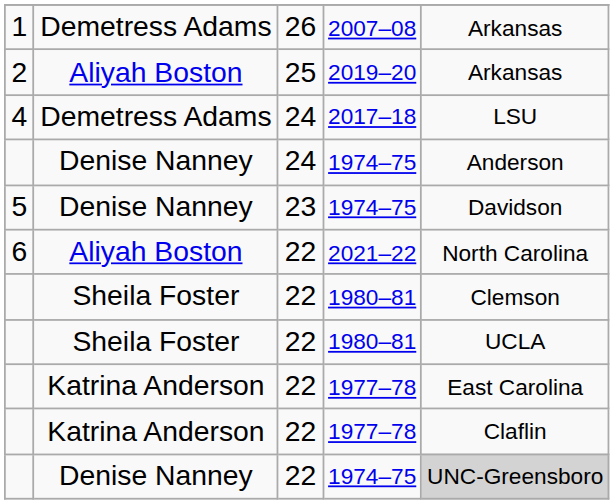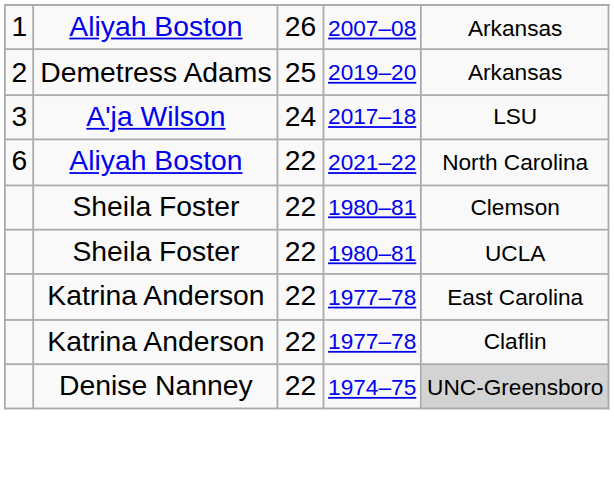(156, 26) Demetress Adams -> (156, 26) Aliyah Boston
(156, 71) Aliyah Boston -> (156, 71) Demetress Adams
(19, 116) 4 -> (19, 116) 3
(156, 116) Demetress Adams -> (156, 116) A'ja Wilson
- row: (300, 161)
- row: (300, 206)
